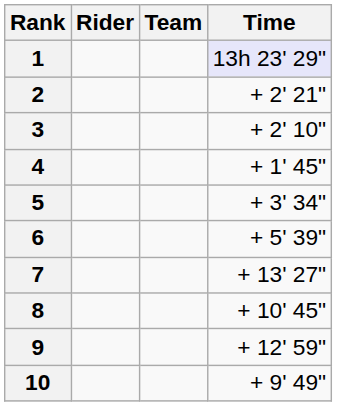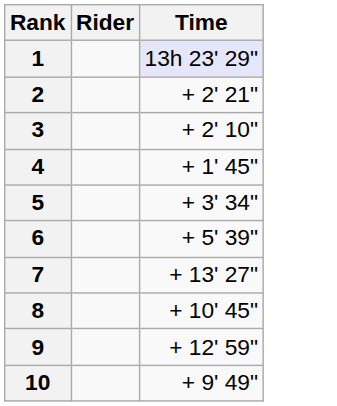- column: (173, 22)
